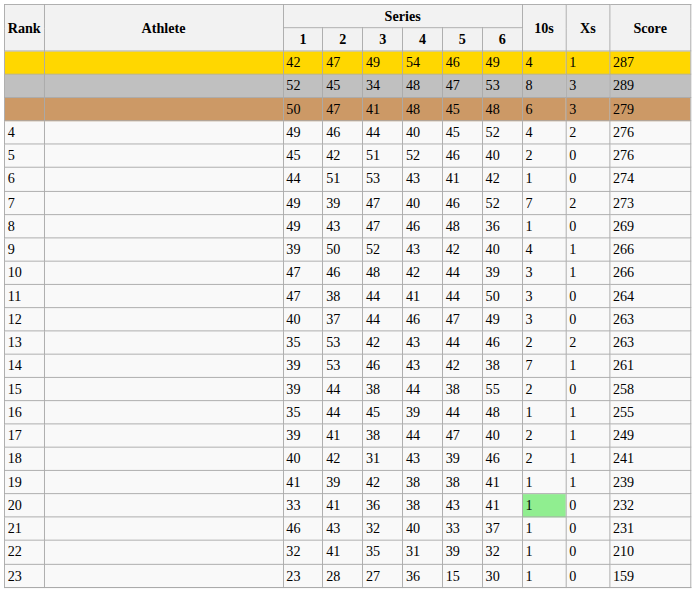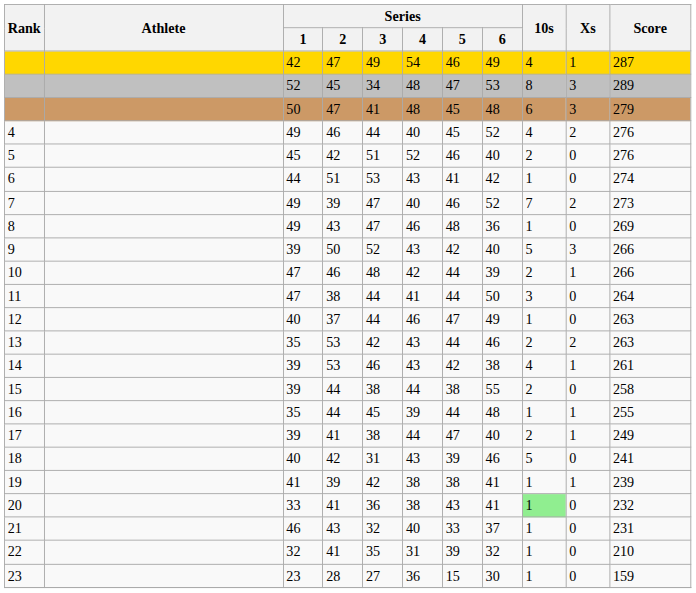(529, 249) 4 -> (529, 249) 5
(573, 249) 1 -> (573, 249) 3
(529, 272) 3 -> (529, 272) 2
(529, 319) 3 -> (529, 319) 1
(529, 365) 7 -> (529, 365) 4
(529, 459) 2 -> (529, 459) 5
(573, 459) 1 -> (573, 459) 0
